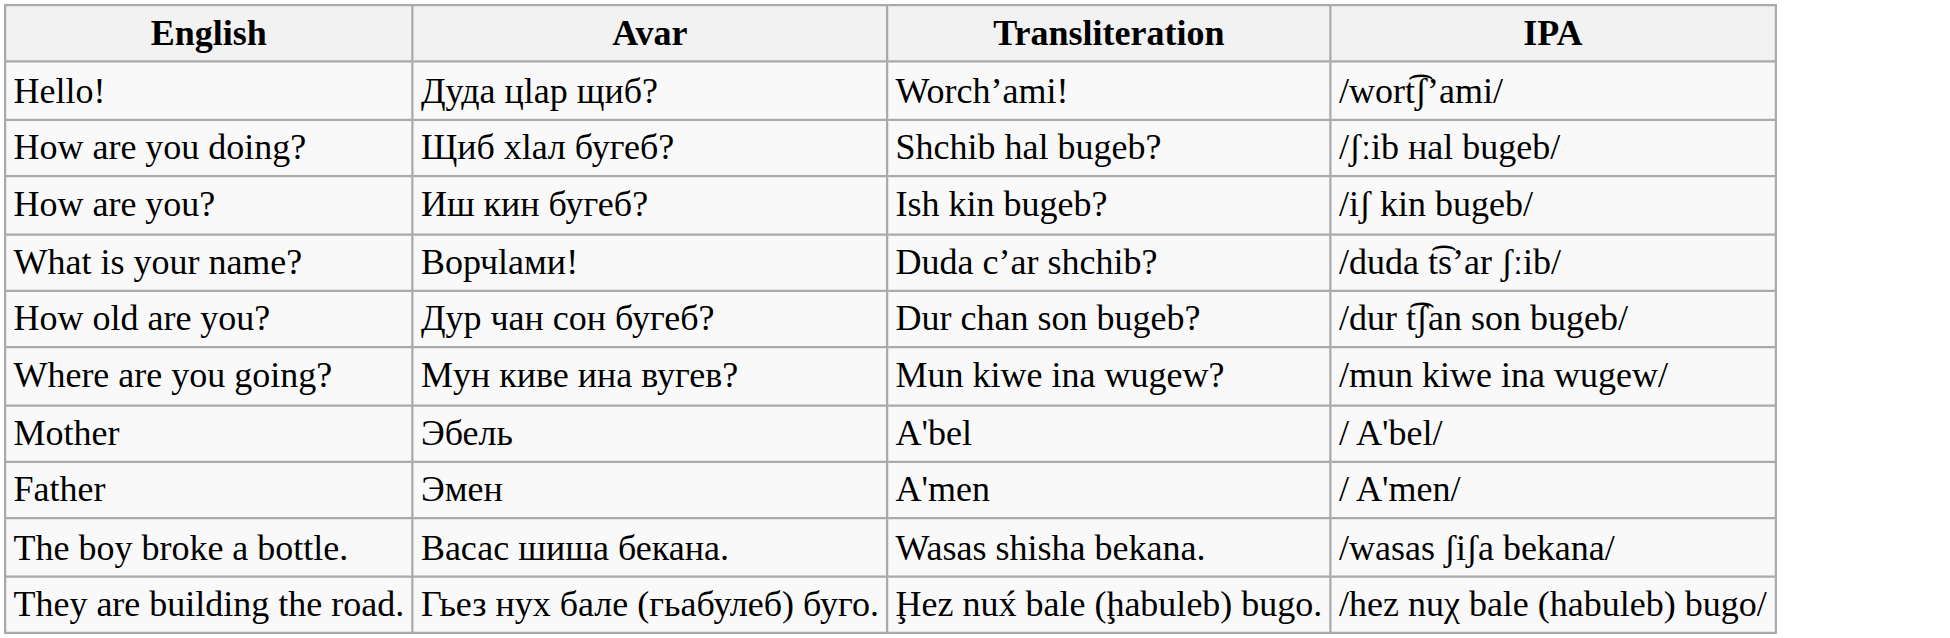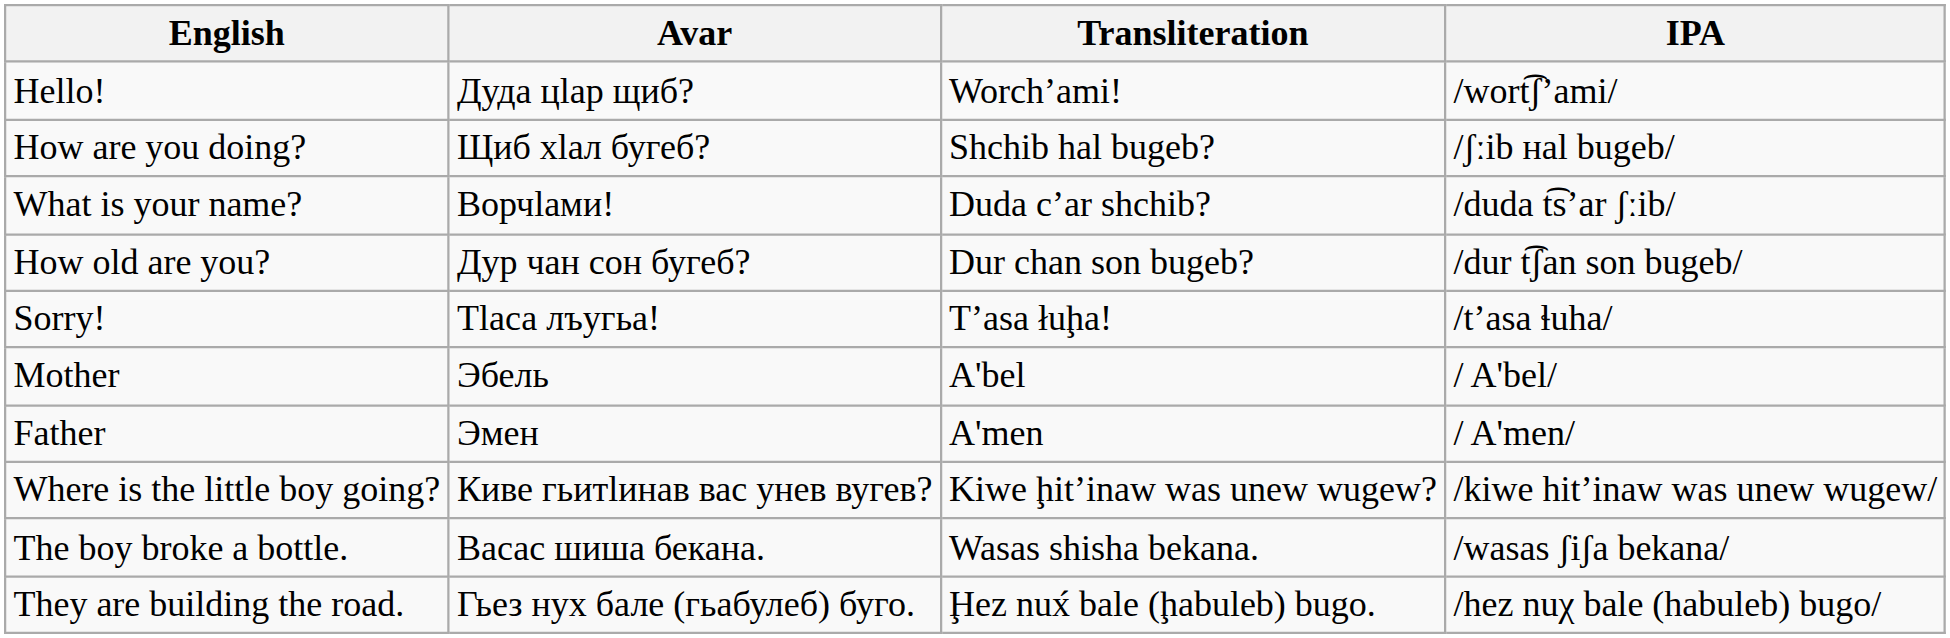- row: (114, 204)
- row: (173, 375)
+ row: (59, 318)
+ row: (227, 489)
